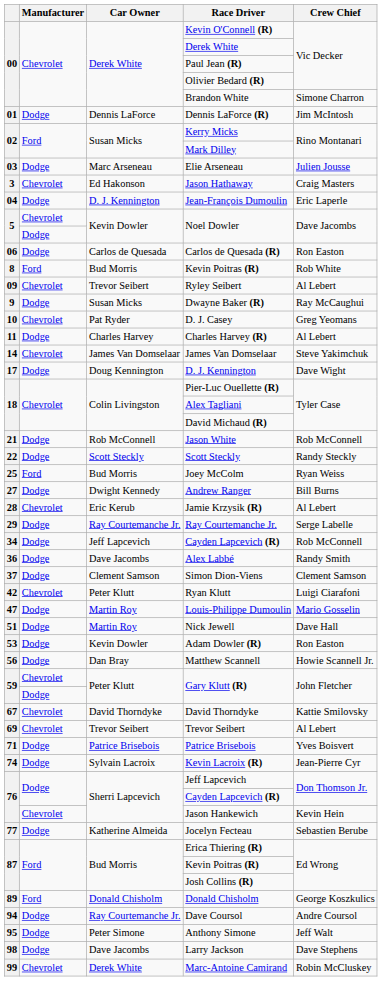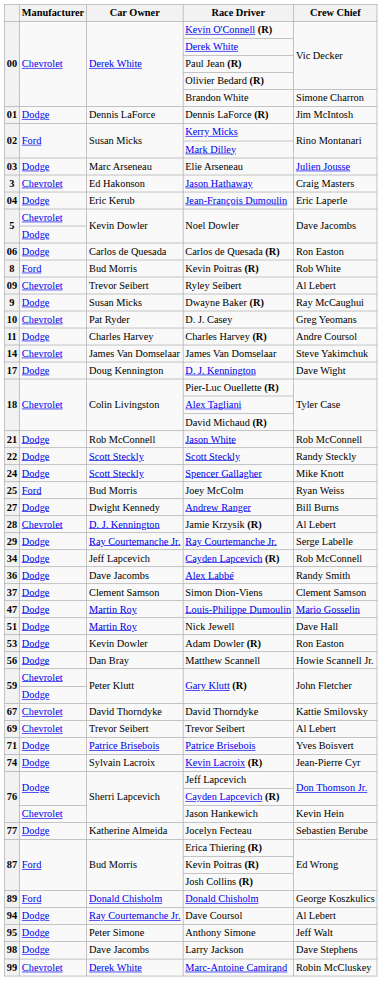(124, 200) D. J. Kennington -> (112, 200) Eric Kerub
(316, 337) Al Lebert -> (327, 337) Andre Coursol
+ row: (12, 473)
(112, 507) Eric Kerub -> (124, 524) D. J. Kennington
- row: (12, 592)
(327, 916) Andre Coursol -> (316, 916) Al Lebert
